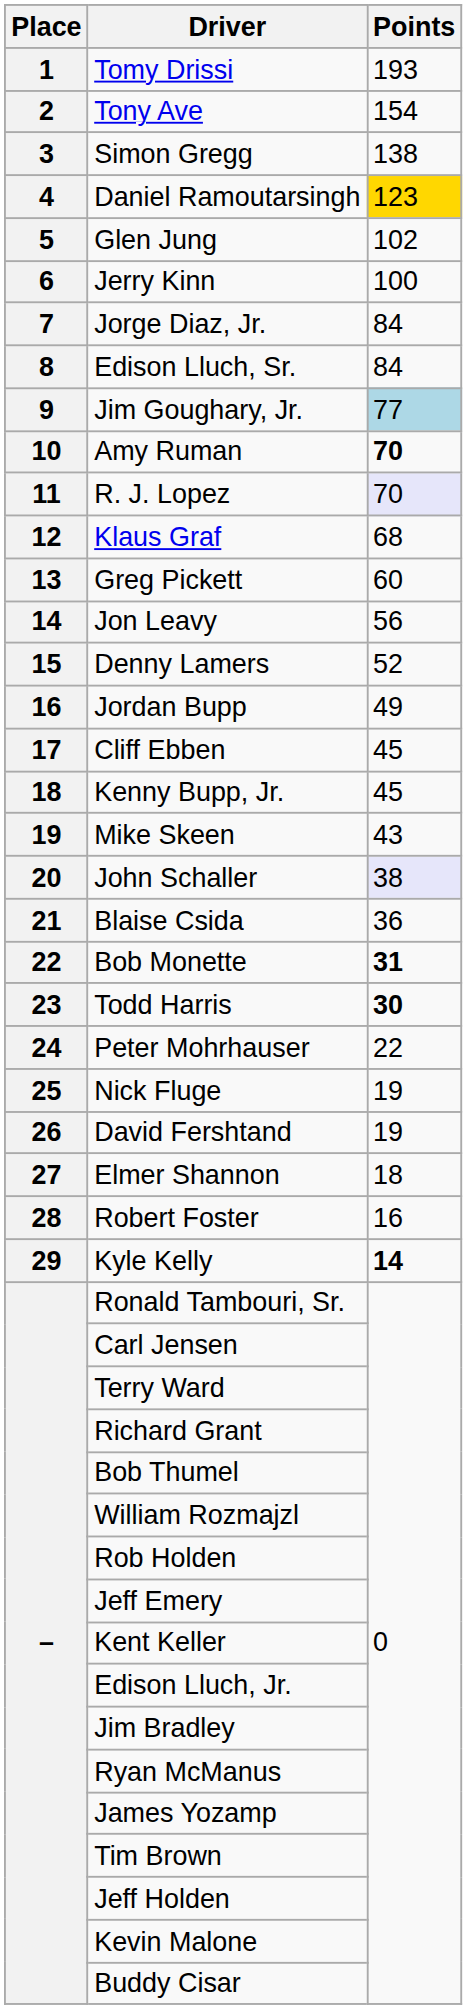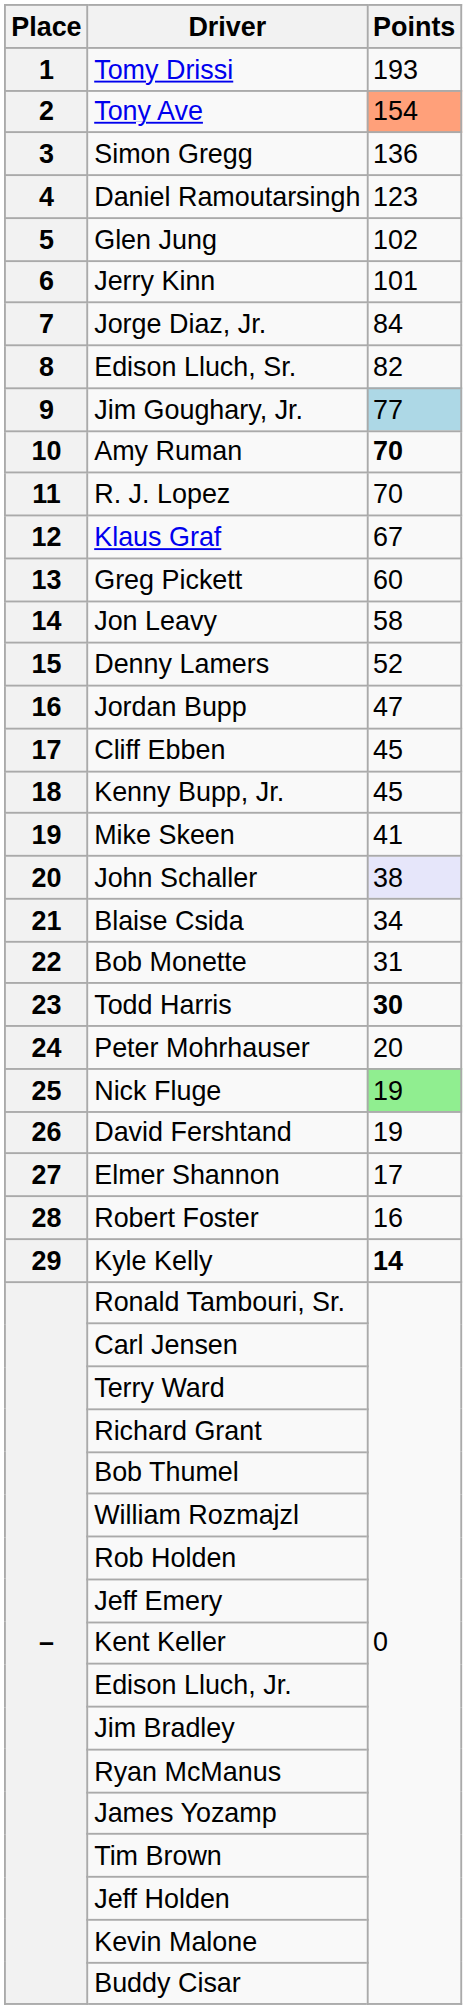(396, 112) no background -> (396, 112) lightsalmon background
(396, 154) 138 -> (396, 154) 136
(396, 197) gold background -> (396, 197) no background
(396, 282) 100 -> (396, 282) 101
(388, 367) 84 -> (388, 367) 82
(388, 495) lavender background -> (388, 495) no background
(388, 537) 68 -> (388, 537) 67
(388, 622) 56 -> (388, 622) 58
(388, 707) 49 -> (388, 707) 47
(388, 835) 43 -> (388, 835) 41
(388, 920) 36 -> (388, 920) 34
(388, 963) bold -> (388, 963) normal
(388, 1048) 22 -> (388, 1048) 20
(388, 1090) no background -> (388, 1090) lightgreen background
(388, 1175) 18 -> (388, 1175) 17
